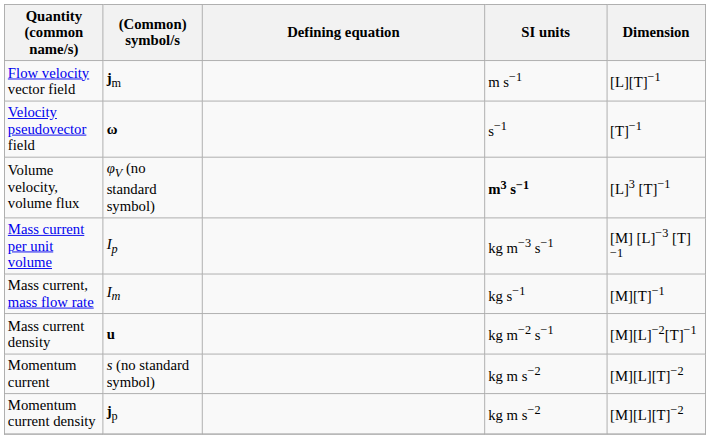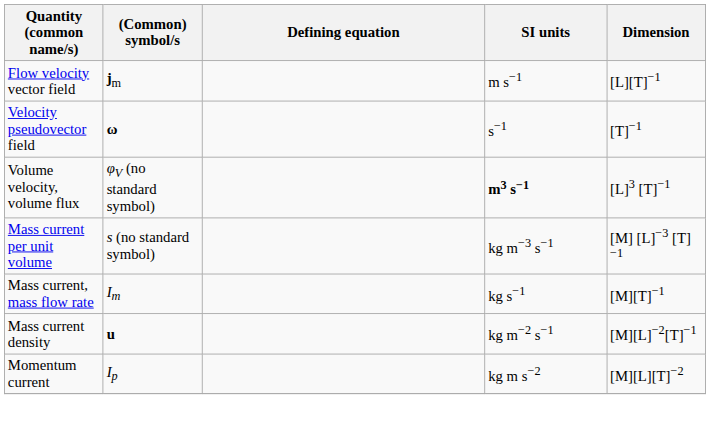(112, 245) Ip -> (148, 245) s (no standard symbol)
(148, 373) s (no standard symbol) -> (112, 373) Ip
- row: (52, 413)
